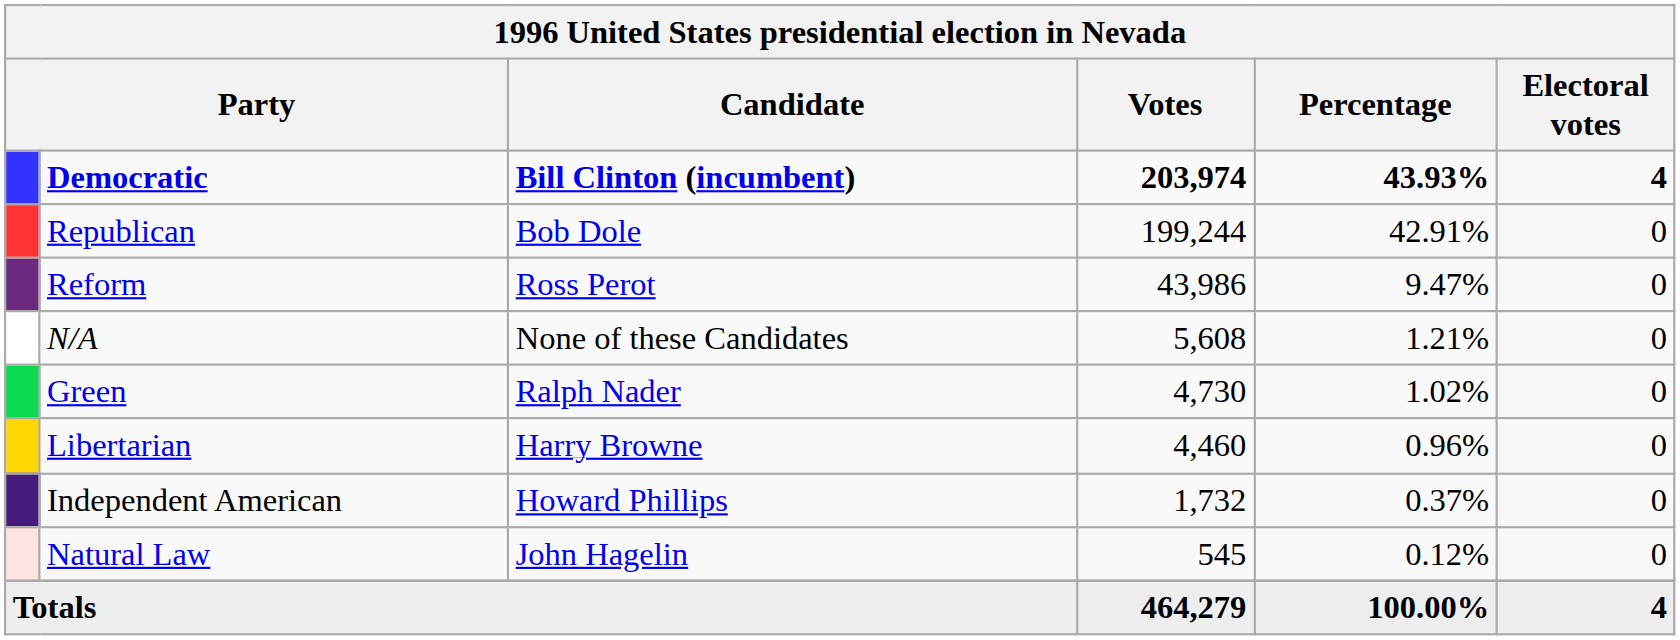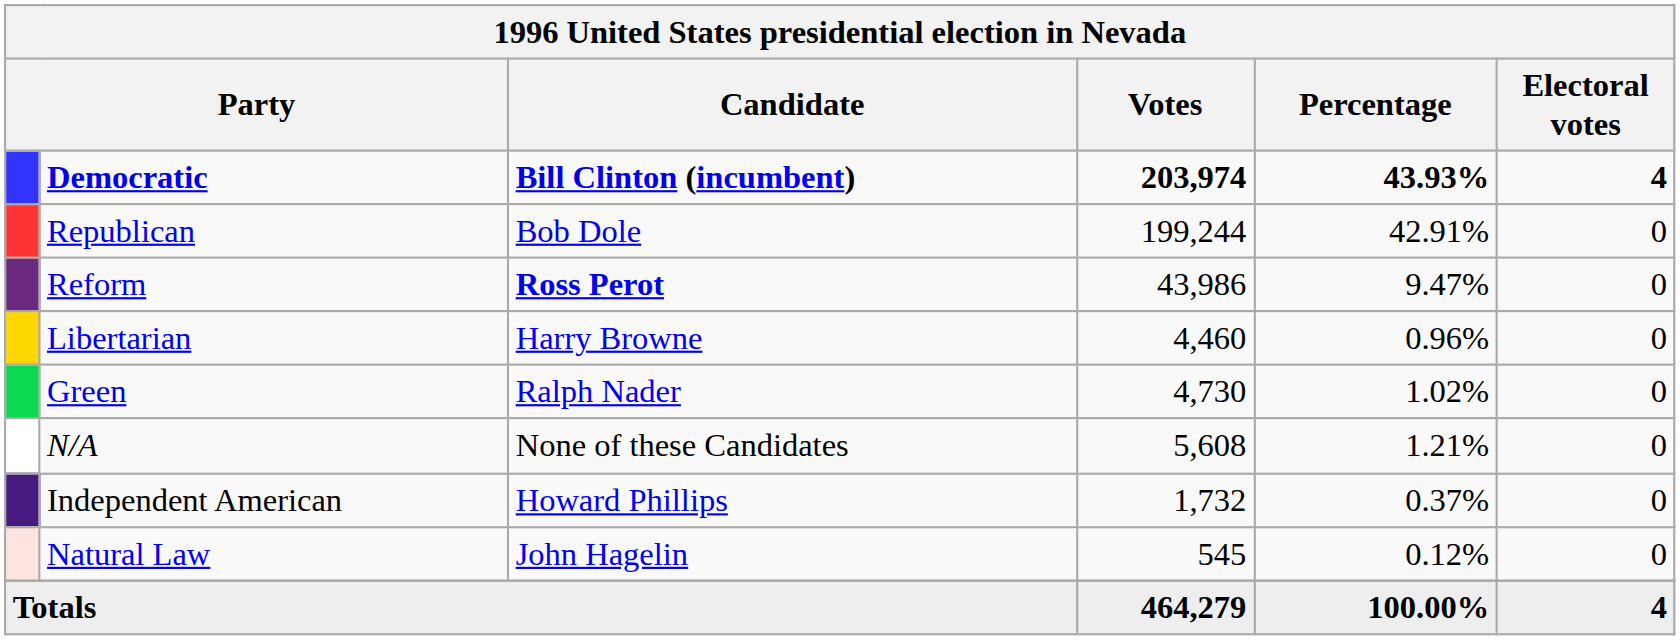(586, 284) normal -> (590, 284) bold
rows swapped: (72, 338) <-> (119, 445)
